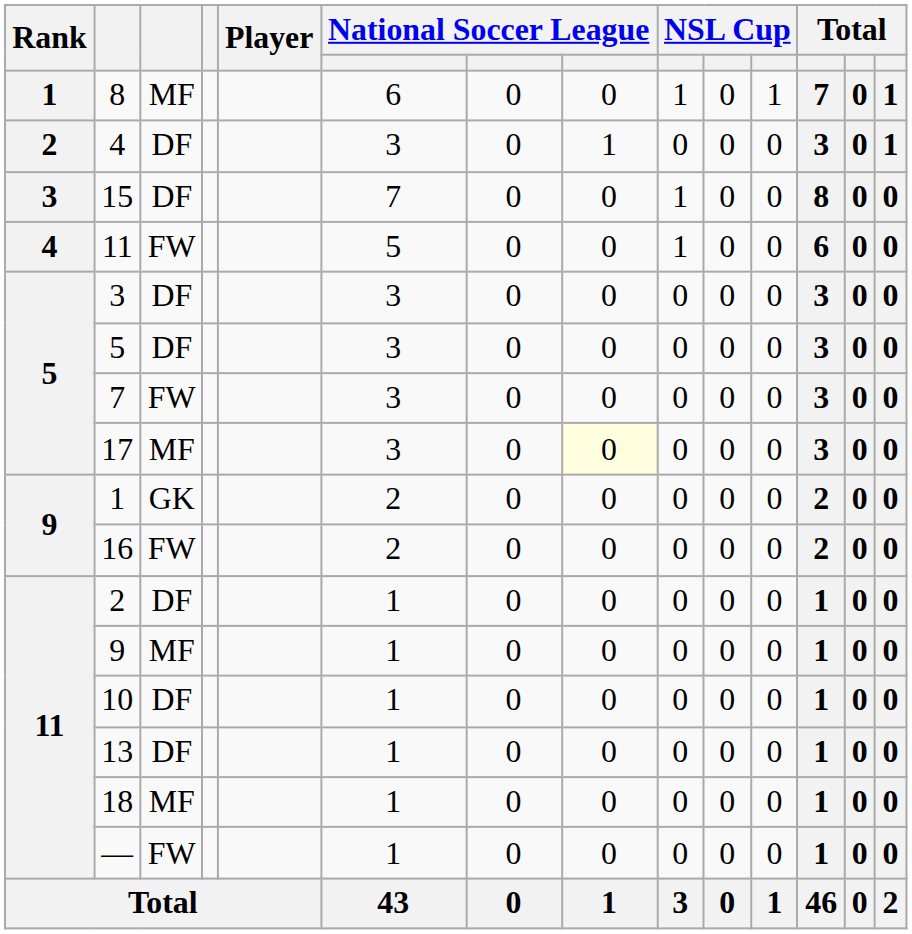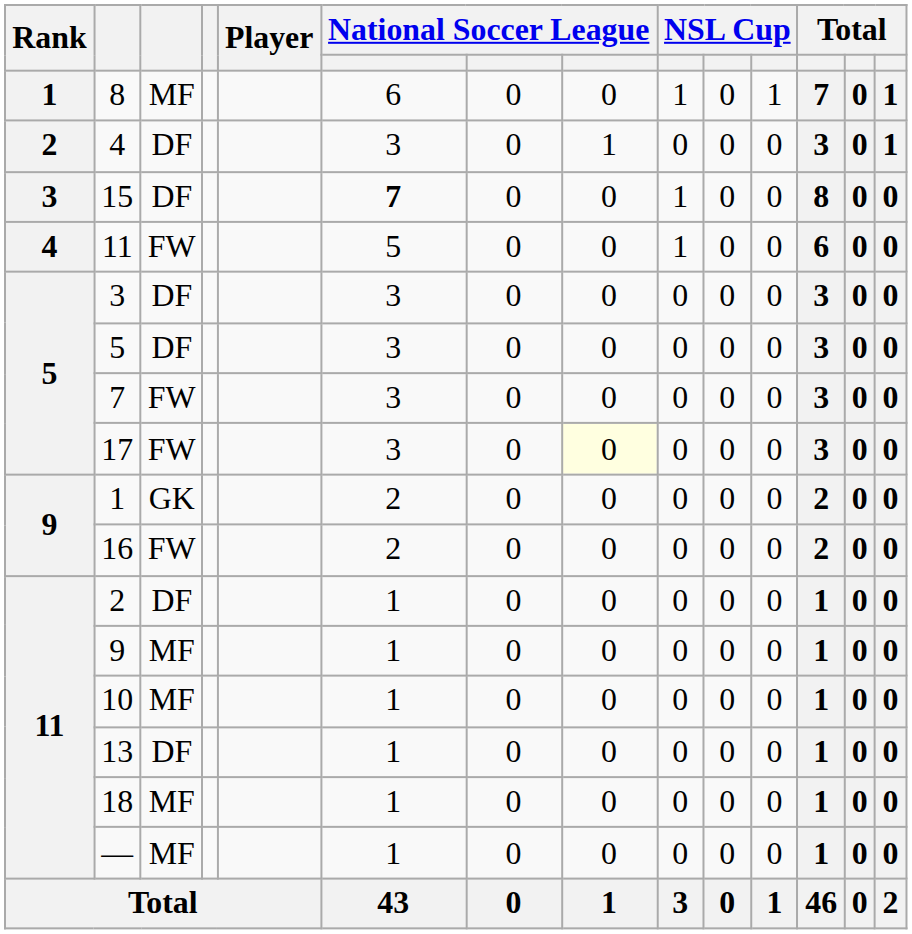(393, 195) normal -> (393, 195) bold
(172, 448) MF -> (172, 448) FW
(172, 700) DF -> (172, 700) MF
(172, 852) FW -> (172, 852) MF
